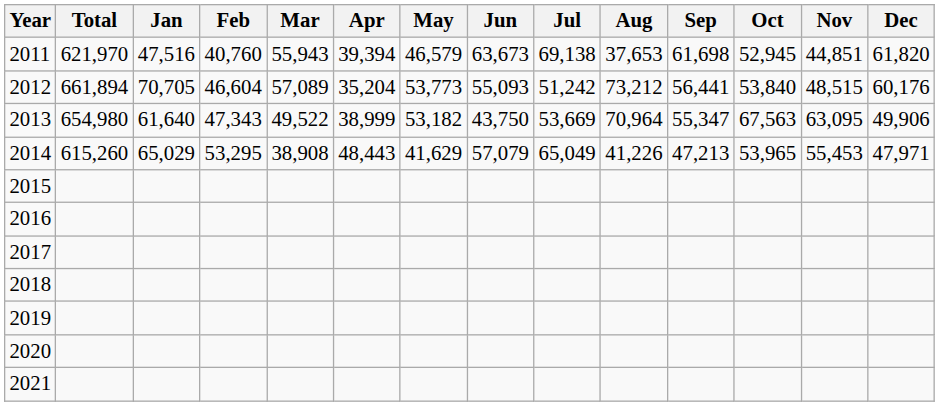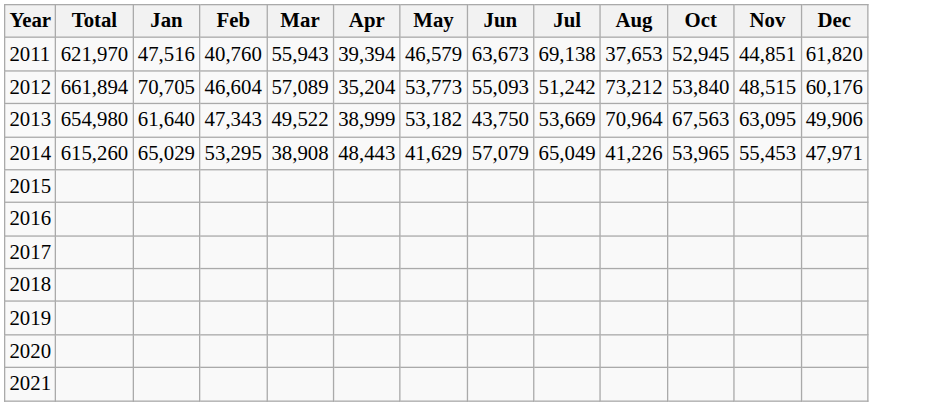- column: (701, 20)
